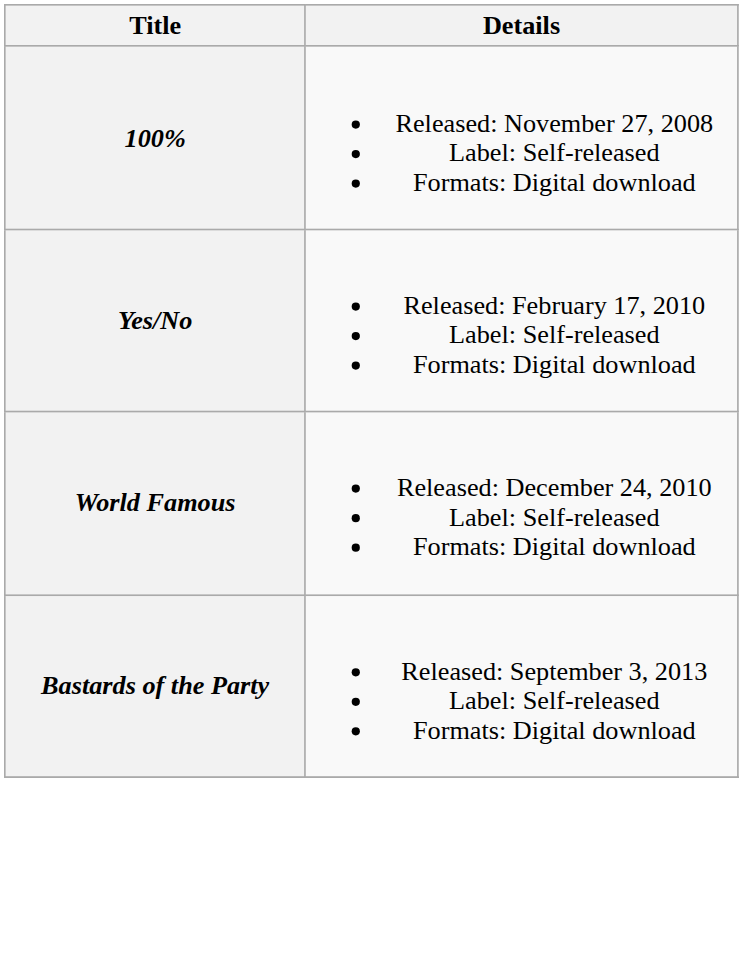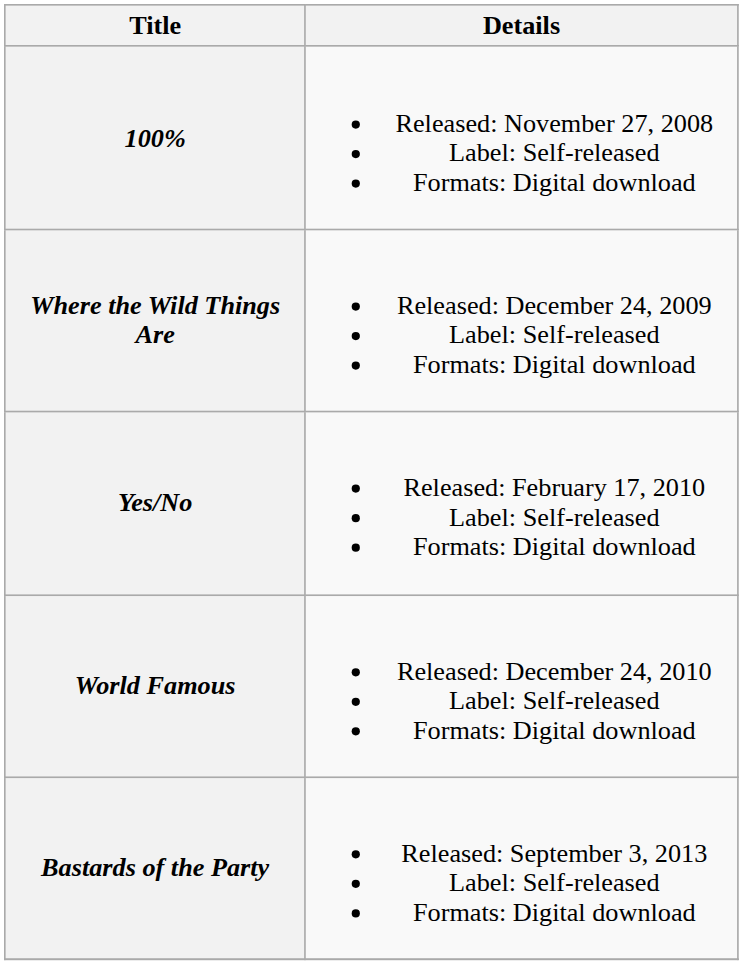+ row: (155, 320)
